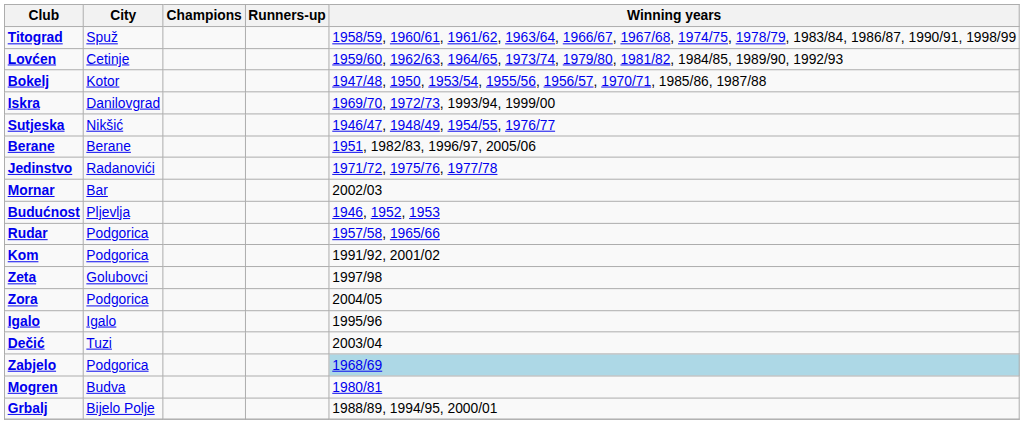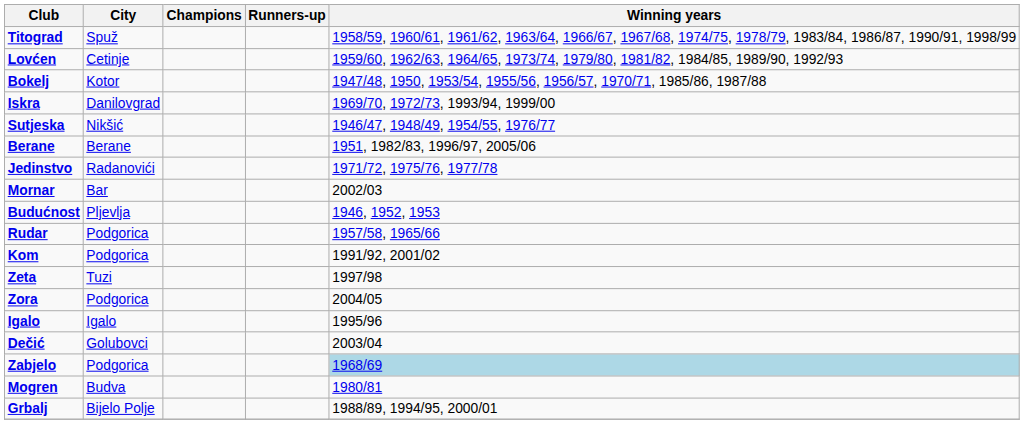(117, 278) Golubovci -> (99, 278) Tuzi
(99, 343) Tuzi -> (117, 343) Golubovci
